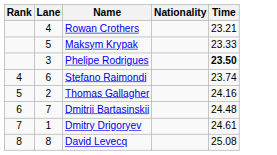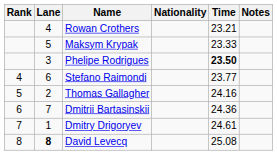+ column: (256, 12)
(224, 77) 23.74 -> (224, 77) 23.77
(224, 110) 24.48 -> (224, 110) 24.36
(48, 142) normal -> (48, 142) bold
